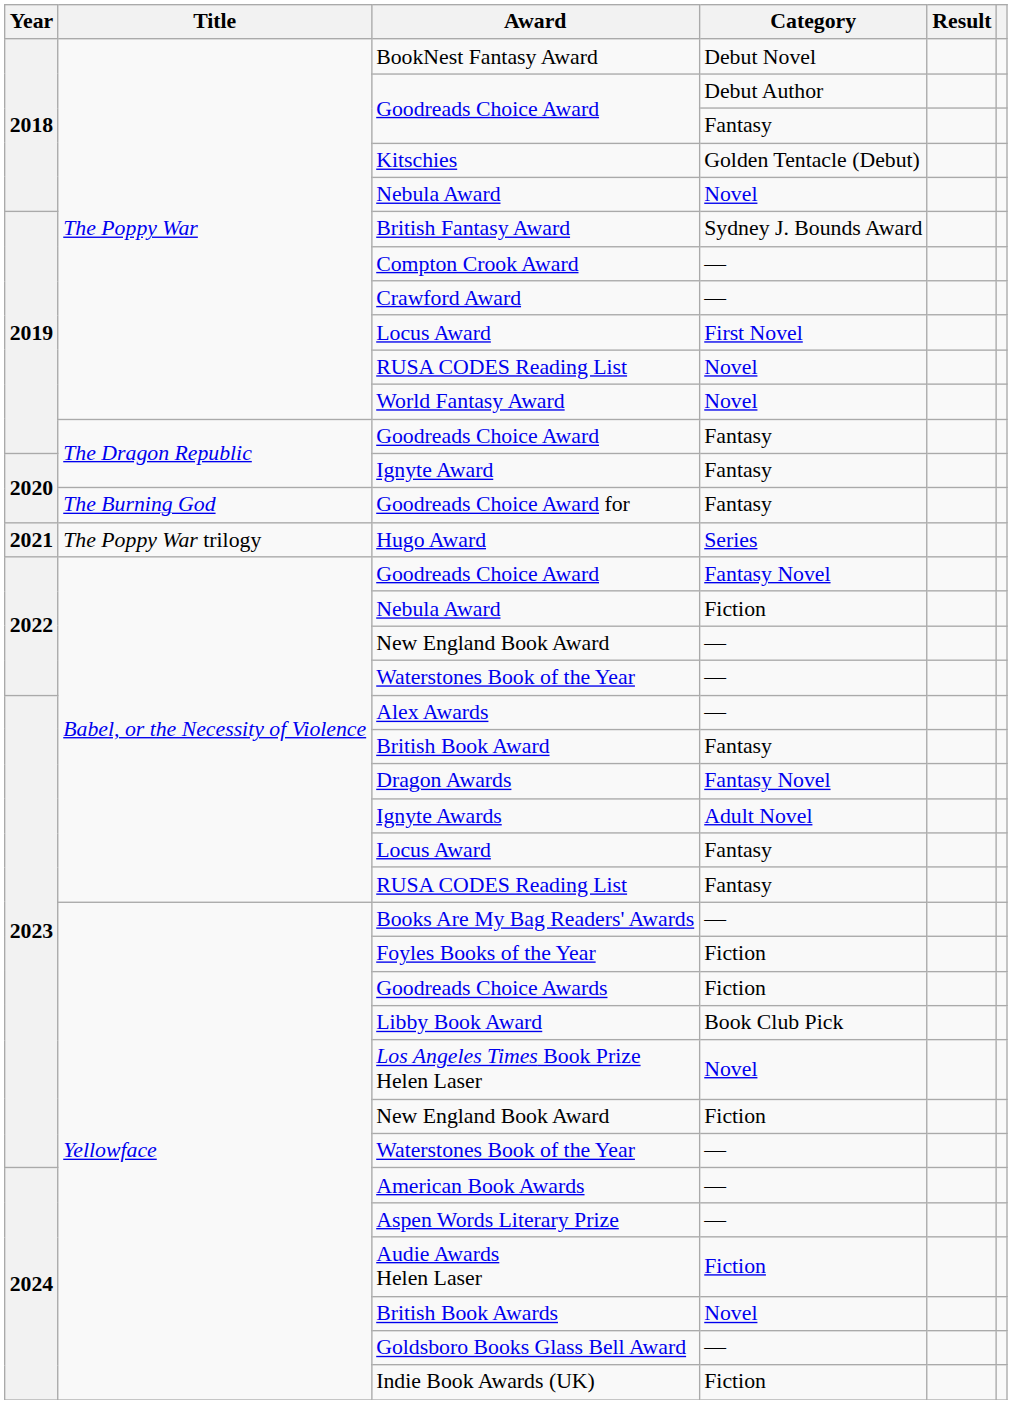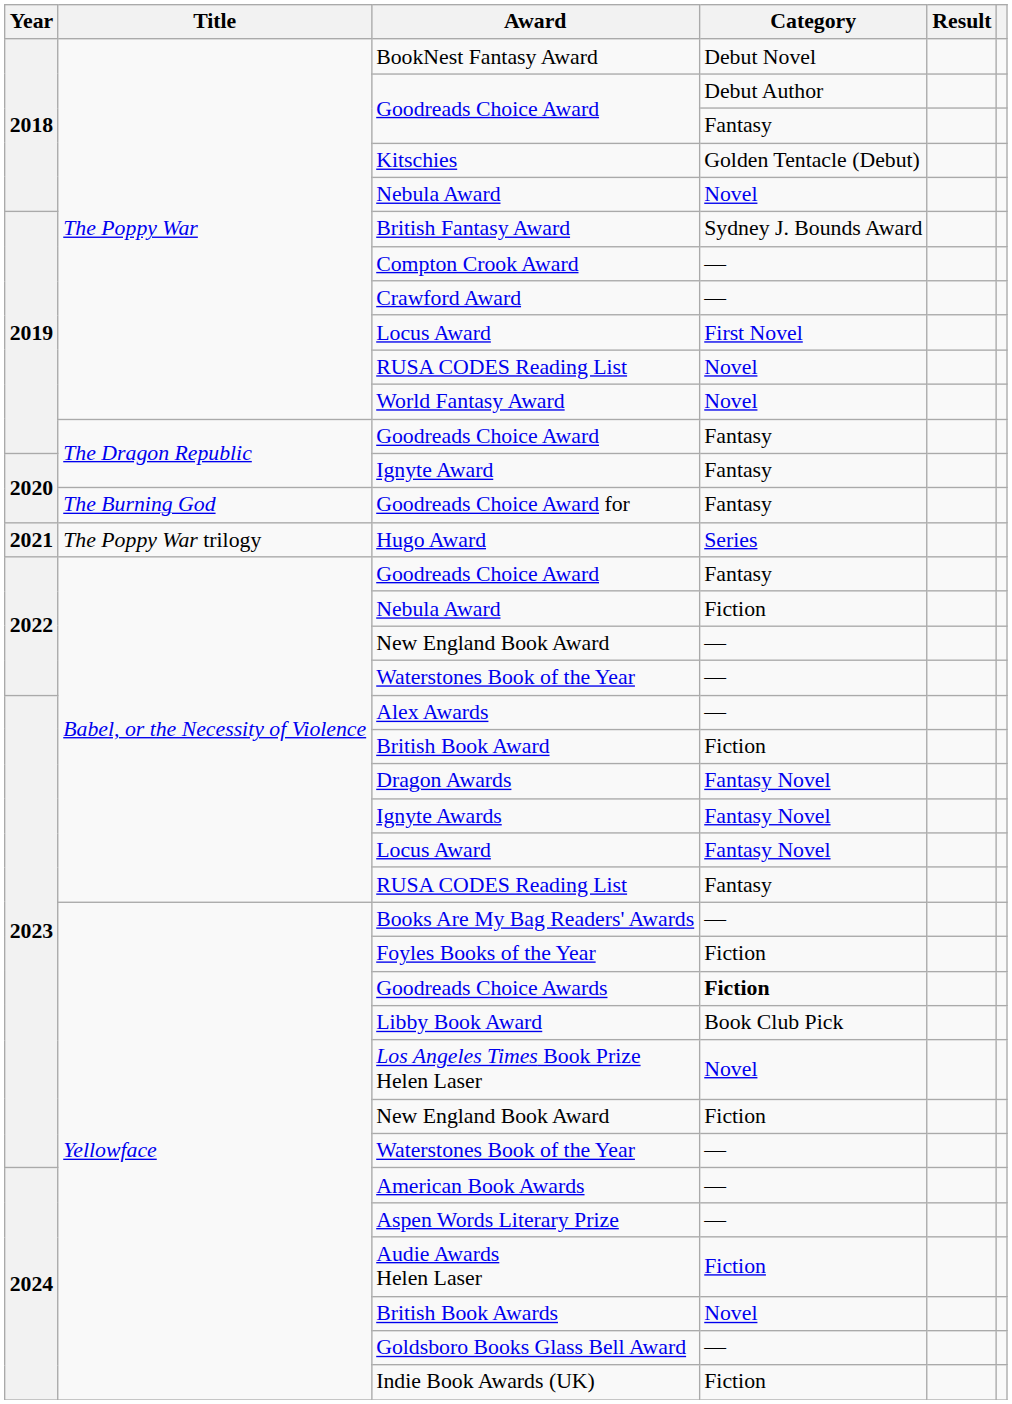(767, 573) Fantasy Novel -> (738, 573) Fantasy
(738, 746) Fantasy -> (735, 746) Fiction
(758, 815) Adult Novel -> (767, 815) Fantasy Novel
(738, 849) Fantasy -> (767, 849) Fantasy Novel
(735, 988) normal -> (737, 988) bold
